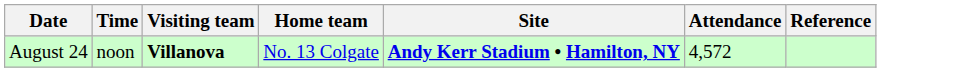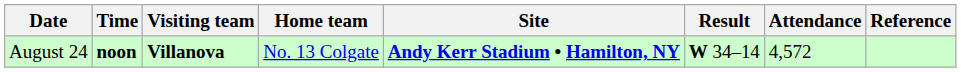+ column: (724, 20)
(115, 51) normal -> (117, 51) bold
